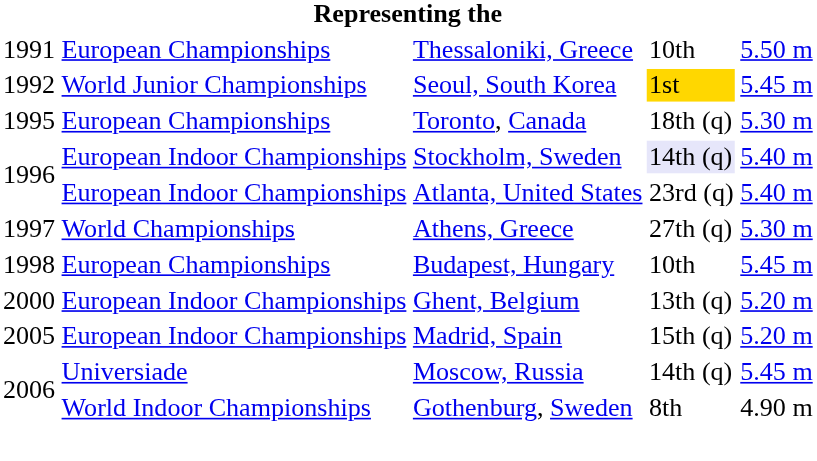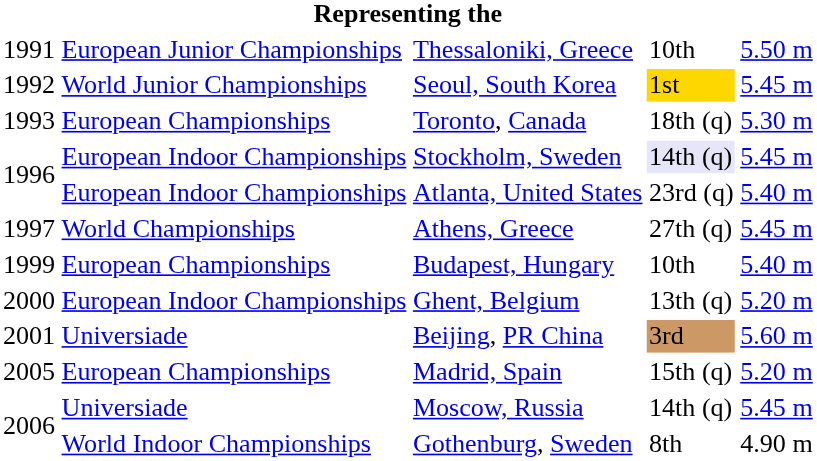(196, 49) European Championships -> (232, 49) European Junior Championships
(29, 120) 1995 -> (29, 120) 1993
(776, 156) 5.40 m -> (776, 156) 5.45 m
(776, 228) 5.30 m -> (776, 228) 5.45 m
(29, 264) 1998 -> (29, 264) 1999
(776, 264) 5.45 m -> (776, 264) 5.40 m
+ row: (508, 335)
(234, 335) European Indoor Championships -> (196, 371) European Championships
